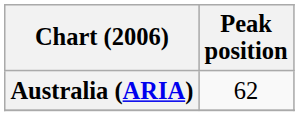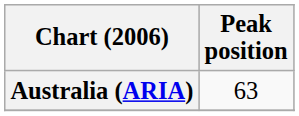(246, 90) 62 -> (246, 90) 63
